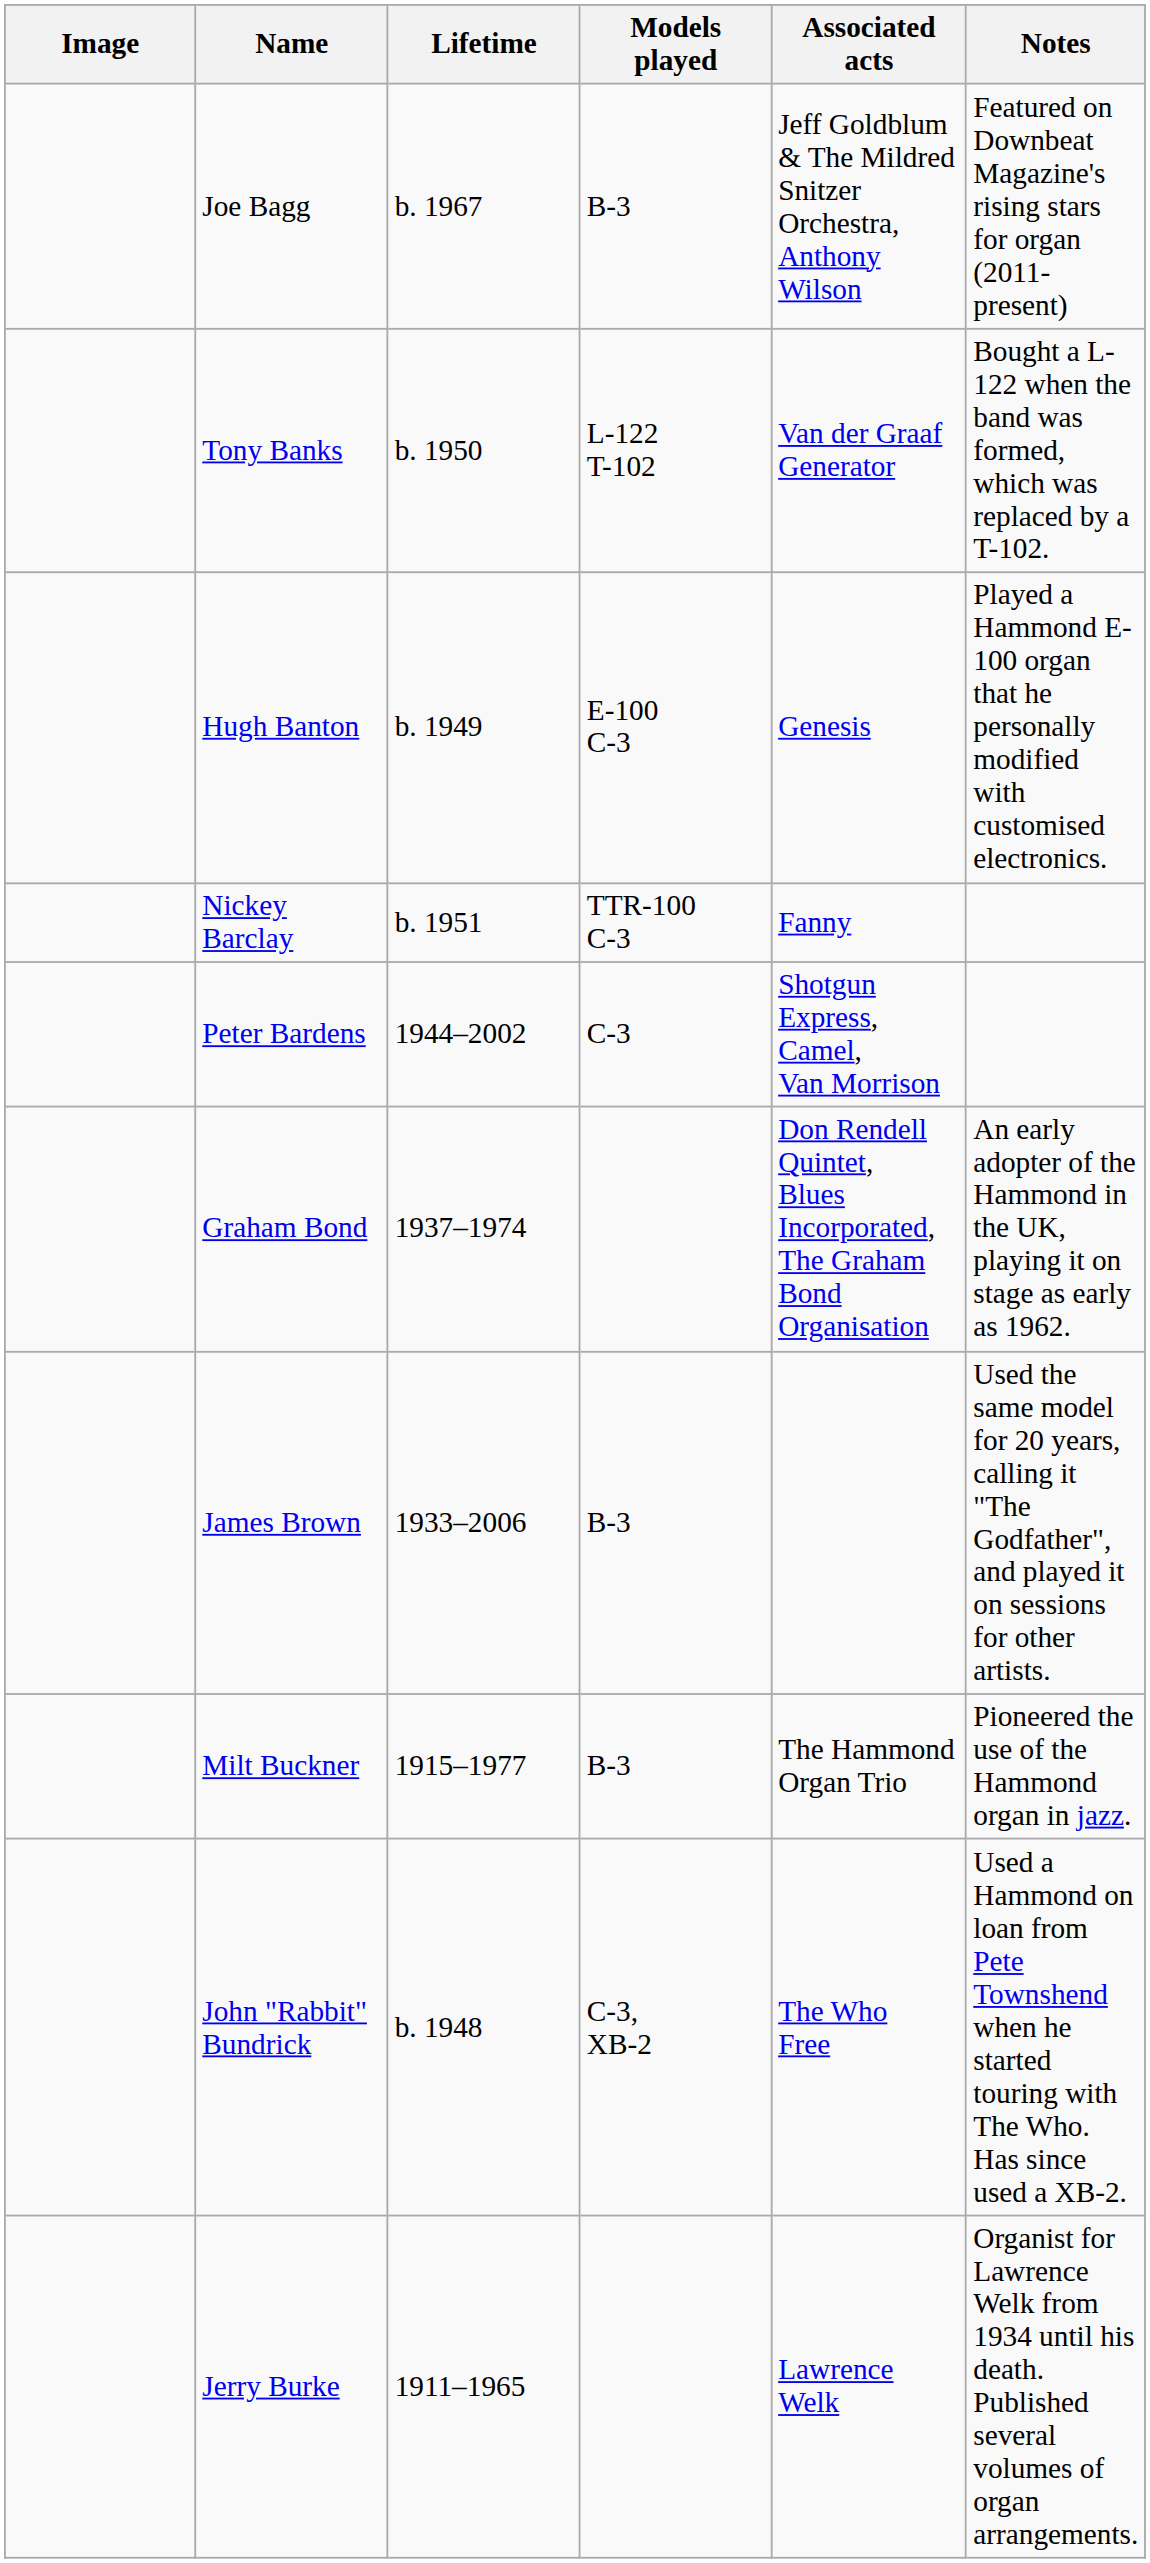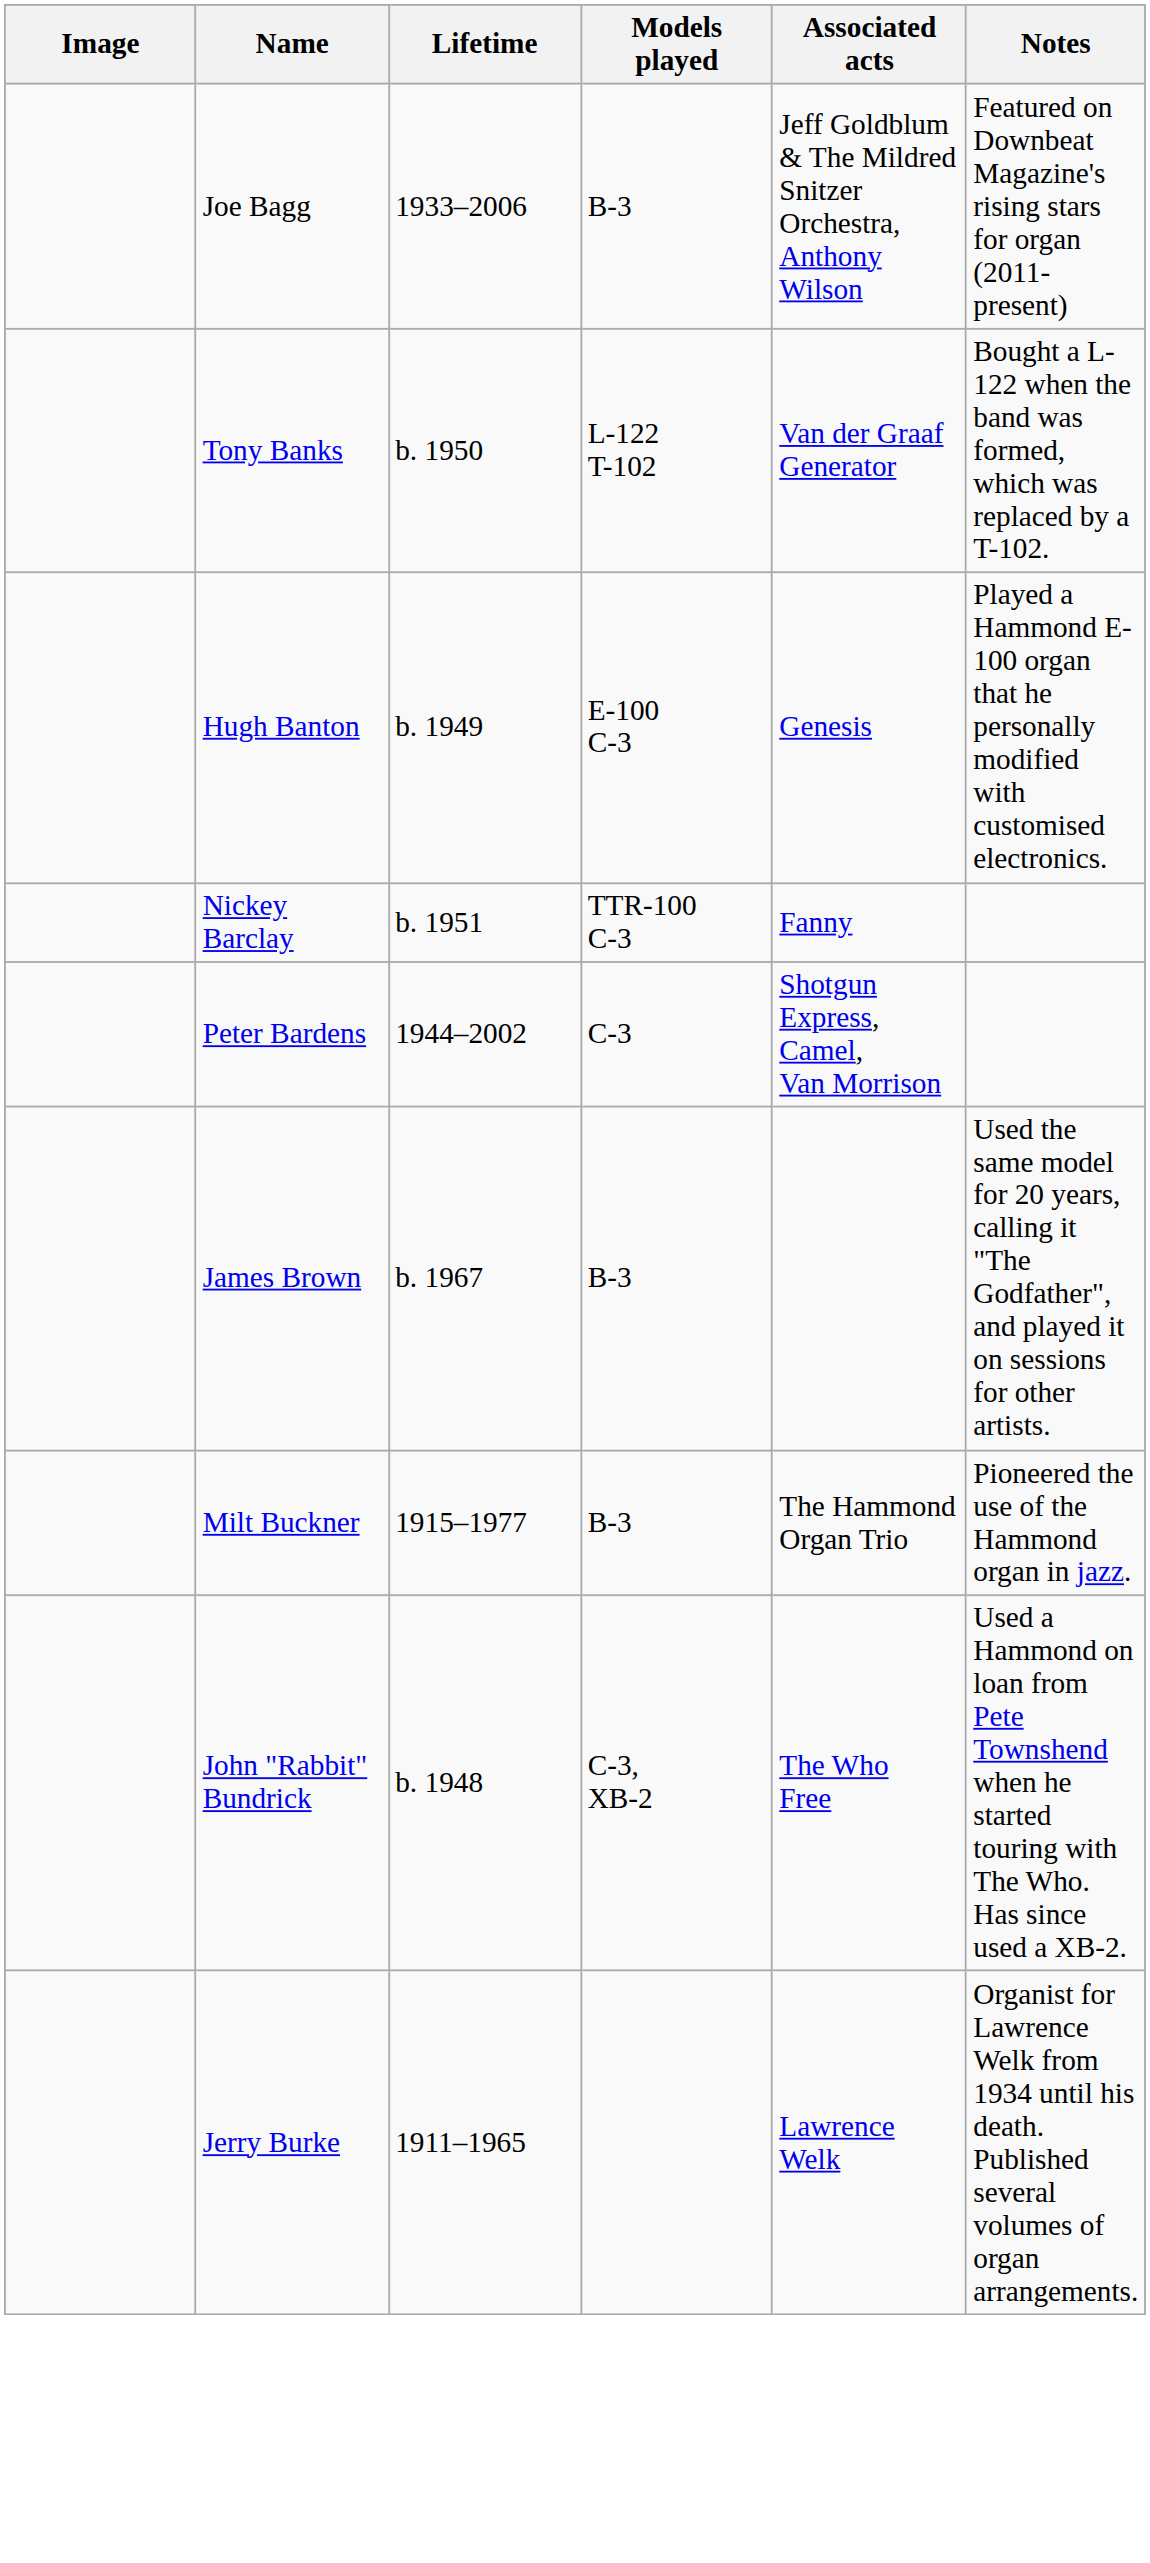(439, 205) b. 1967 -> (461, 205) 1933–2006
- row: (285, 1228)
(461, 1522) 1933–2006 -> (439, 1278) b. 1967
